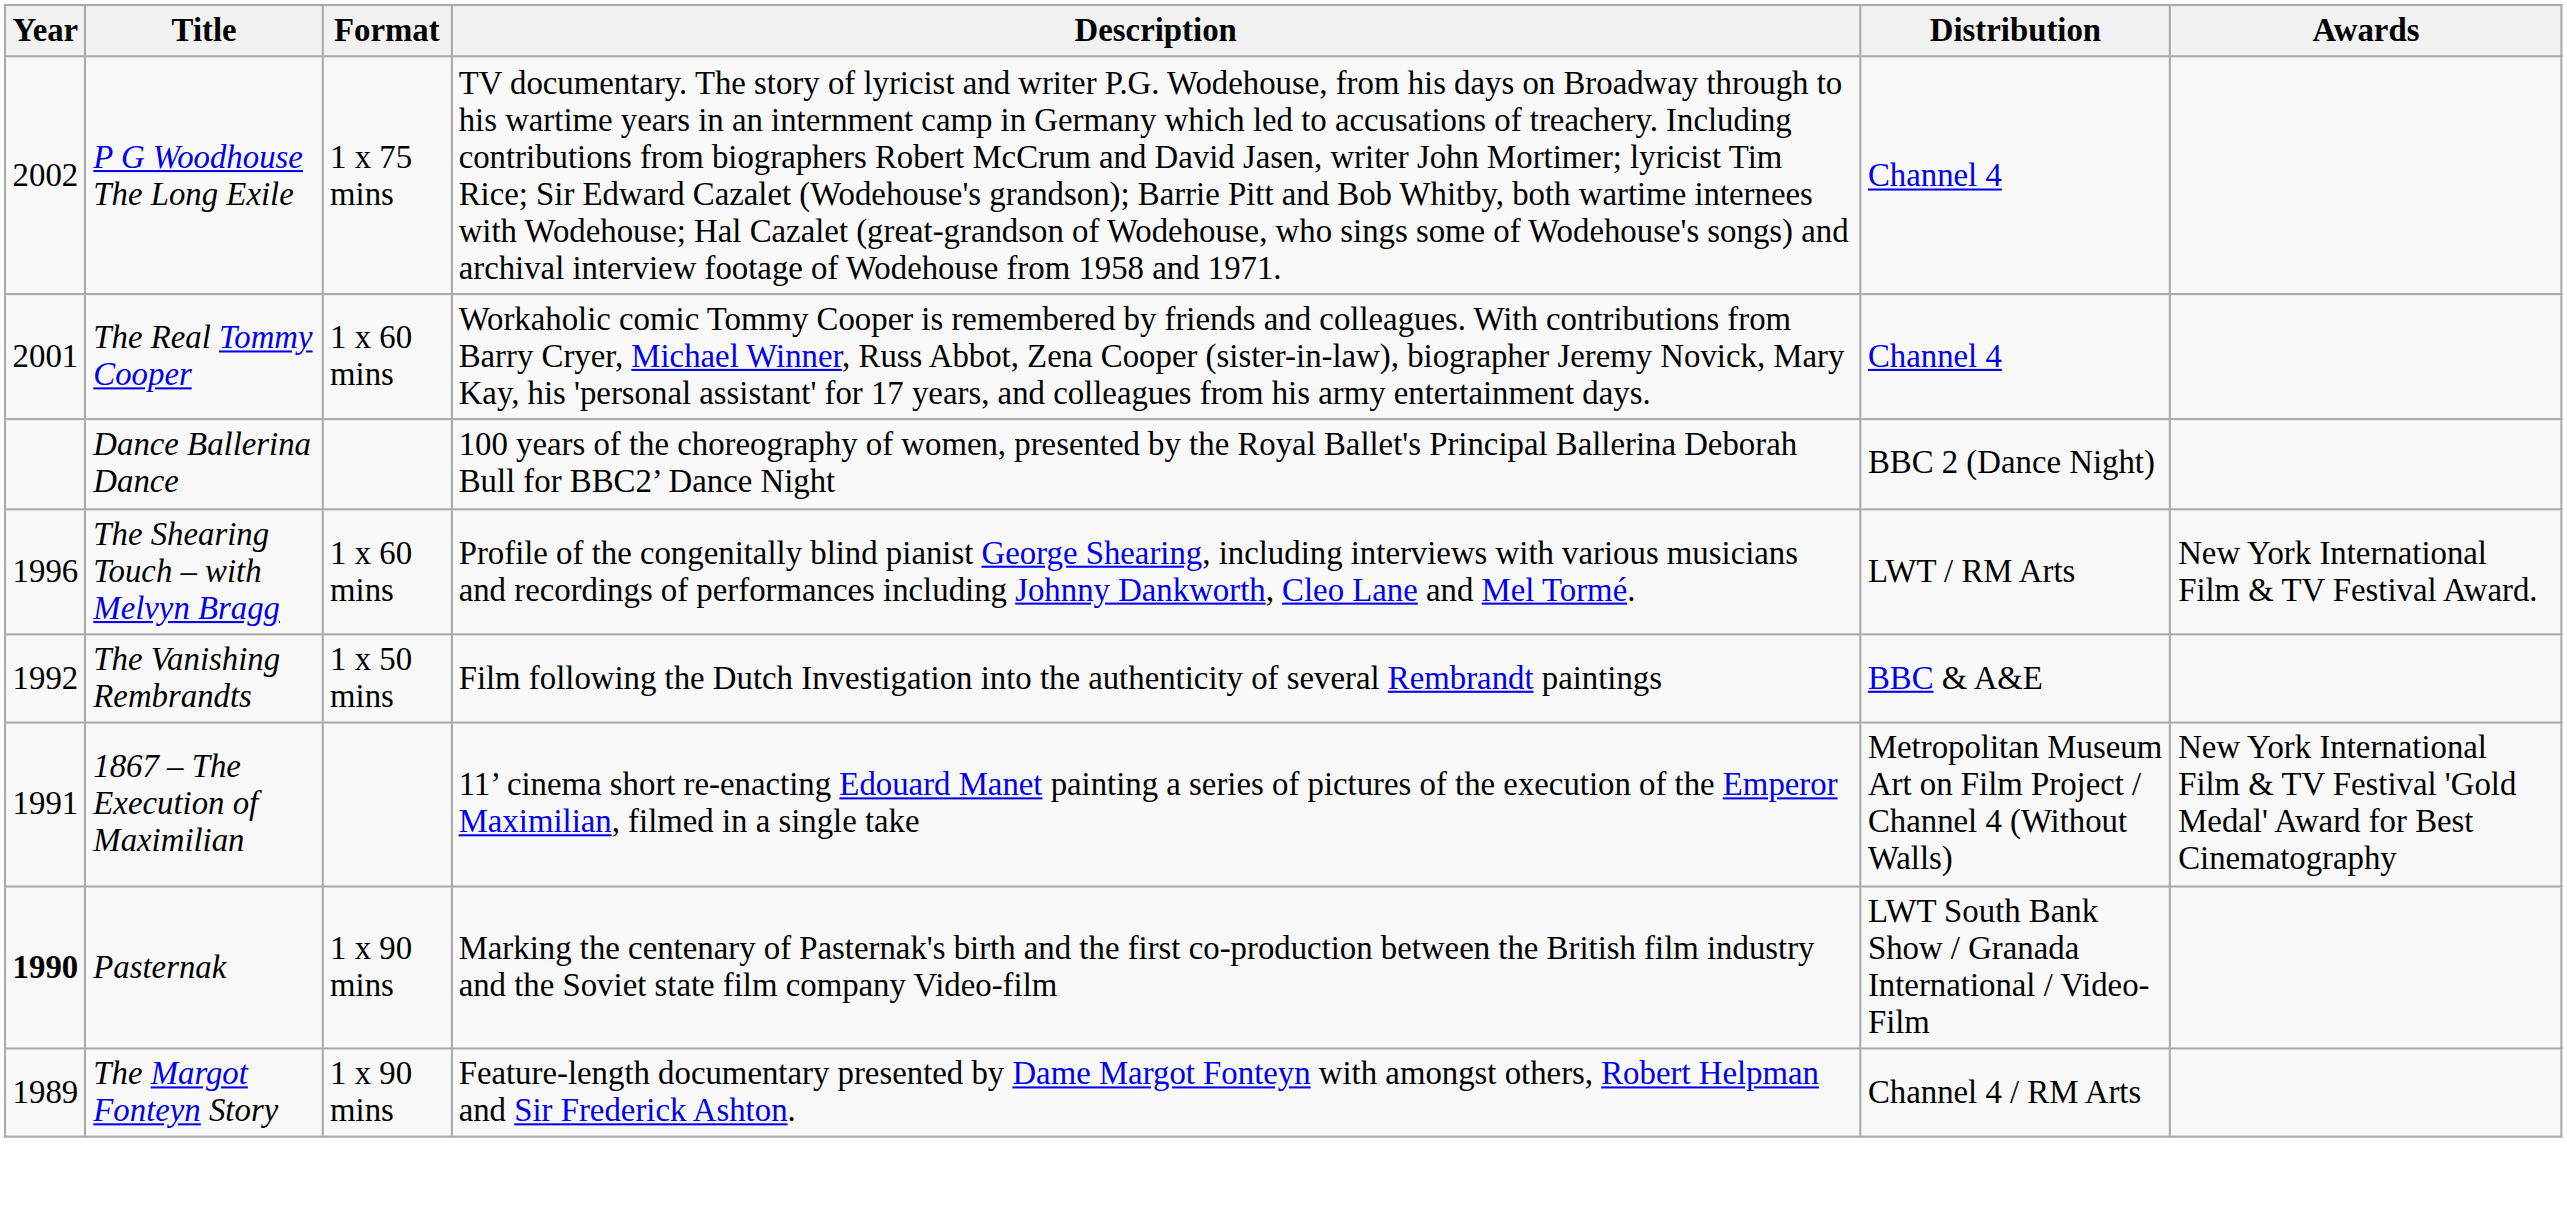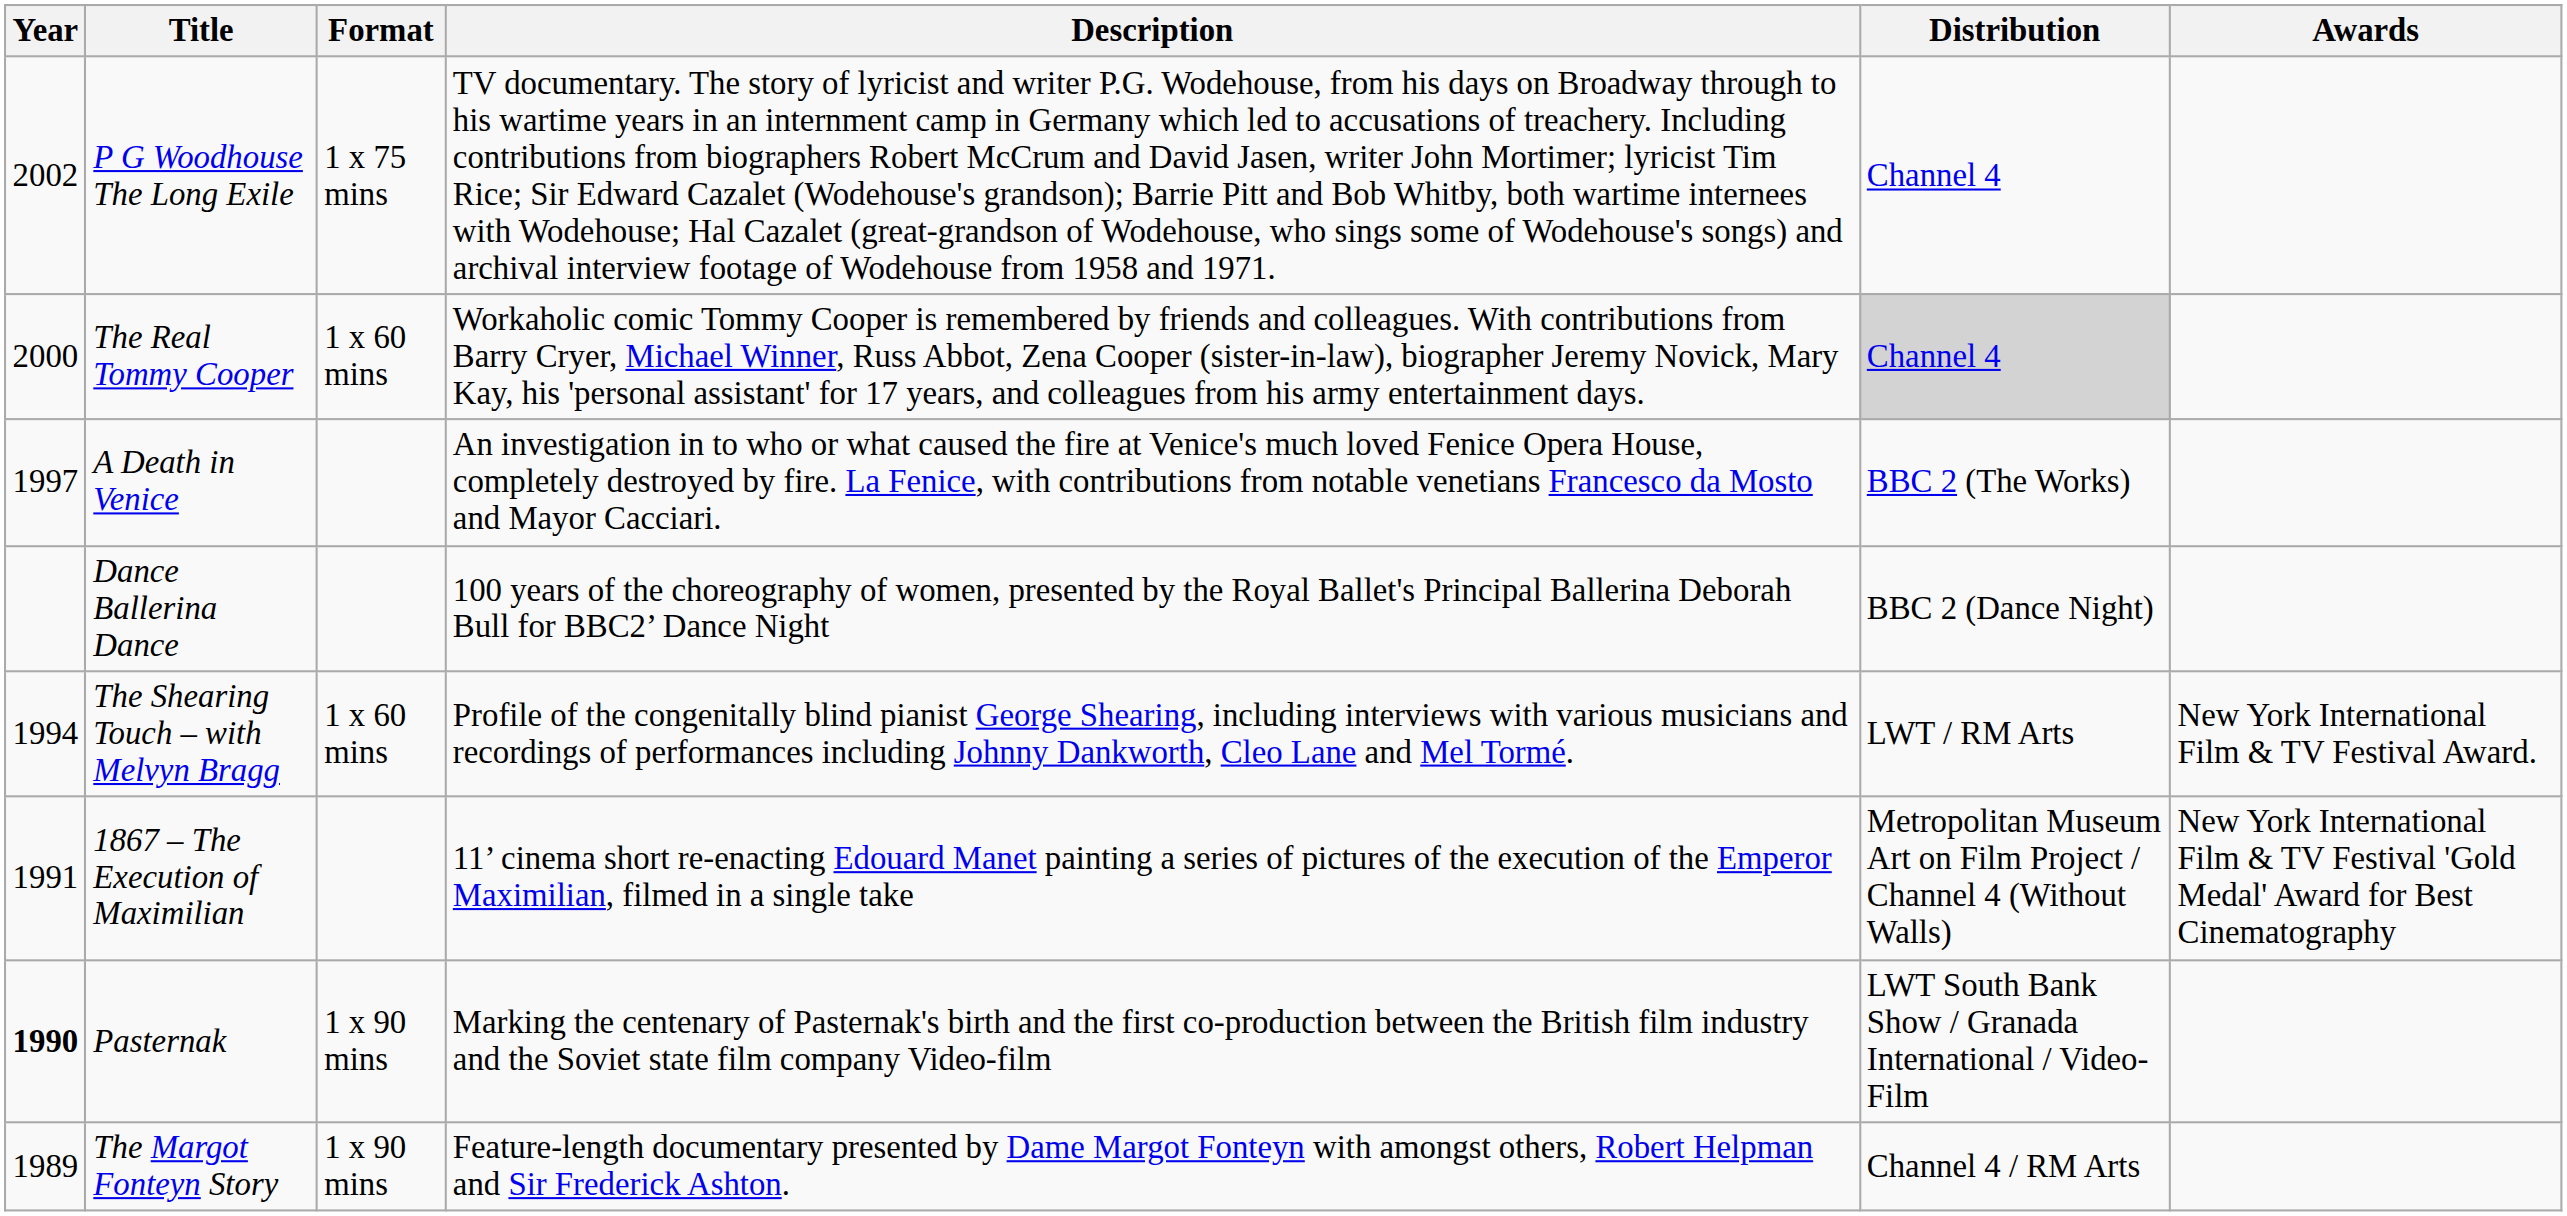(45, 355) 2001 -> (45, 355) 2000
(1935, 355) no background -> (1934, 355) lightgrey background
+ row: (164, 481)
(45, 570) 1996 -> (45, 733) 1994
- row: (187, 678)
